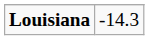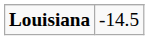(119, 19) -14.3 -> (119, 19) -14.5
